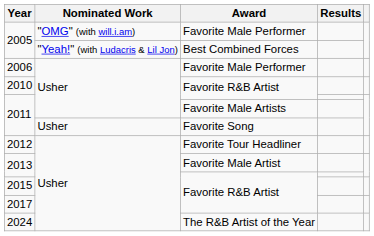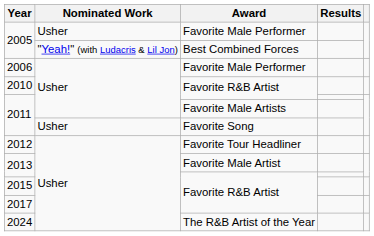(86, 31) "OMG" (with will.i.am) -> (53, 31) Usher
